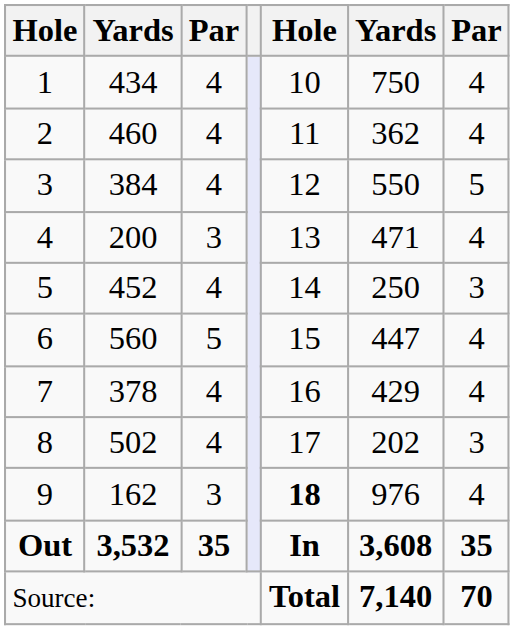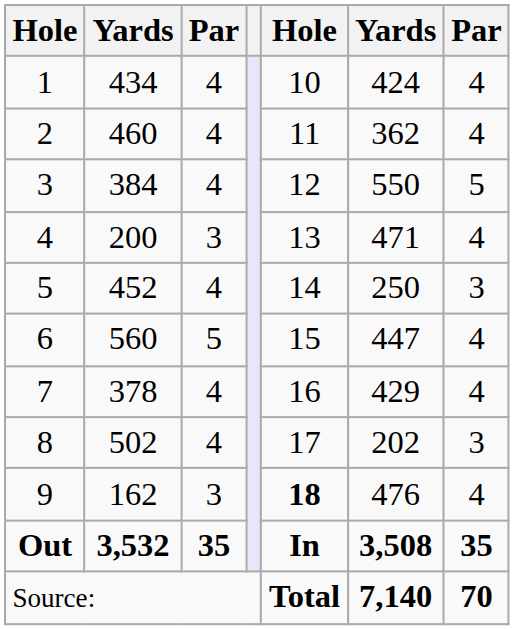(396, 81) 750 -> (396, 81) 424
(396, 493) 976 -> (396, 493) 476
(396, 545) 3,608 -> (396, 545) 3,508
